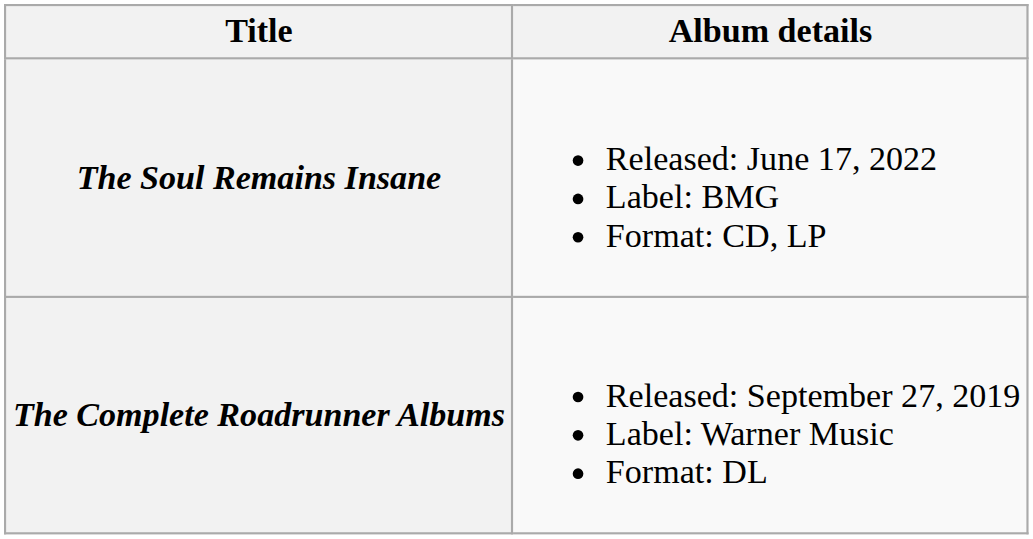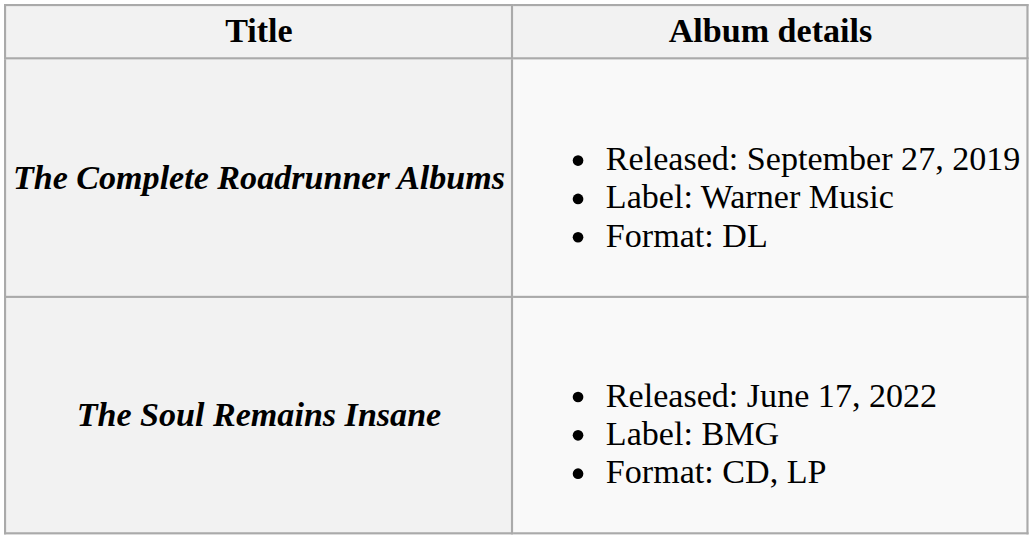rows swapped: (259, 414) <-> (259, 177)
